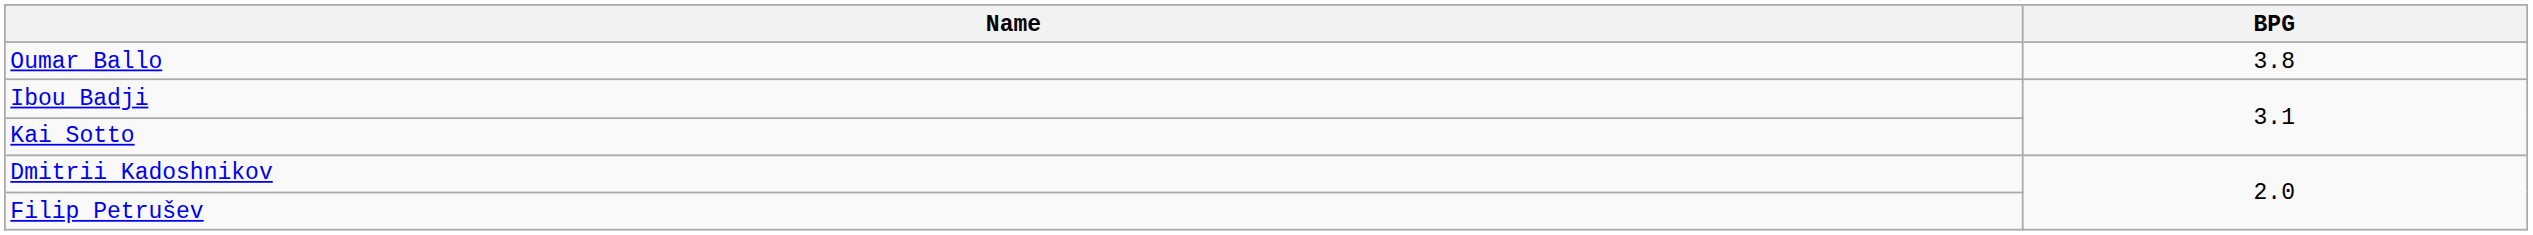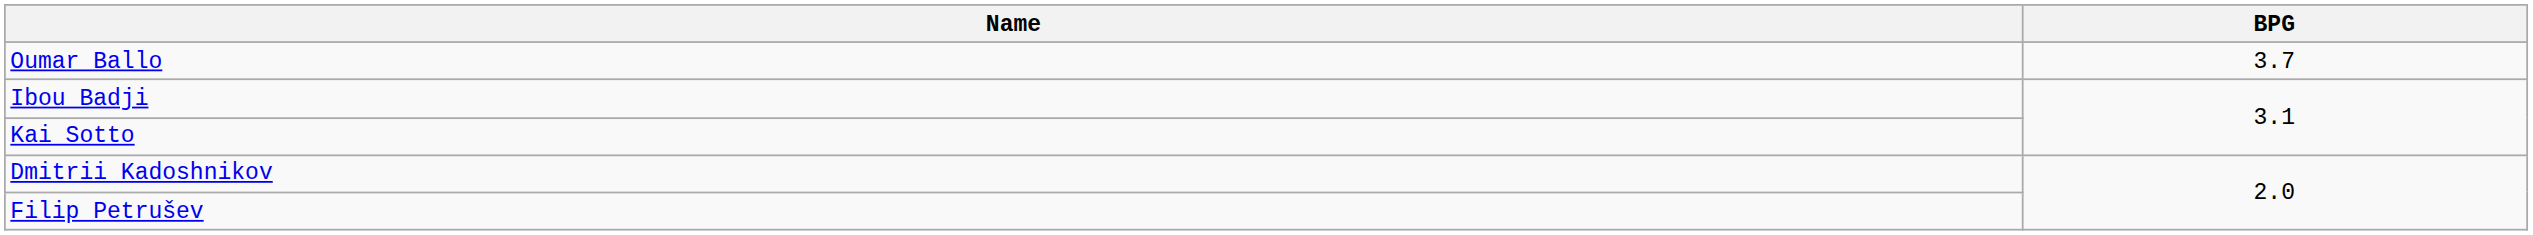(2274, 61) 3.8 -> (2274, 61) 3.7
